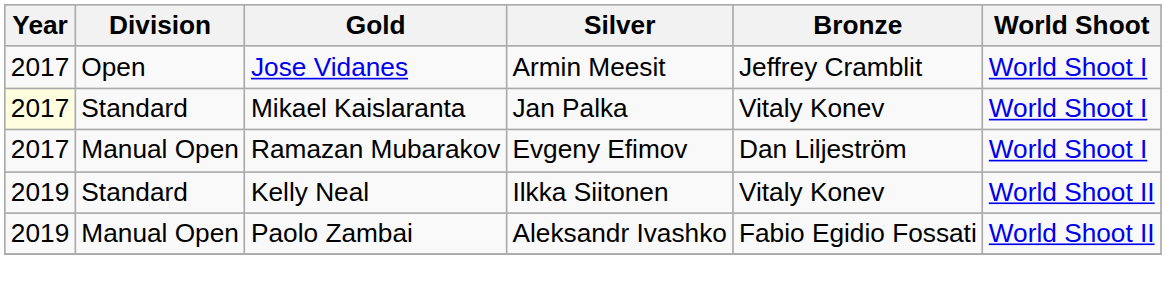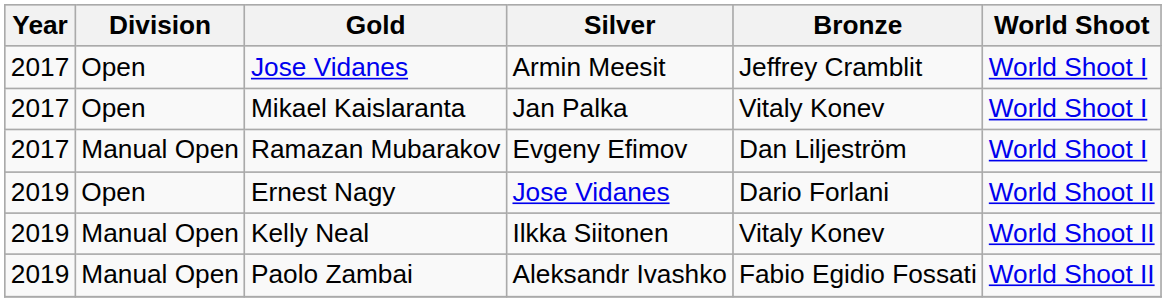(40, 108) lightyellow background -> (40, 108) no background
(135, 108) Standard -> (113, 108) Open
+ row: (323, 191)
(135, 191) Standard -> (160, 233) Manual Open
